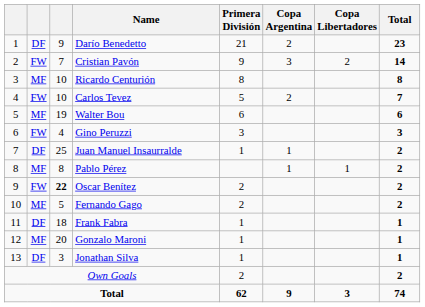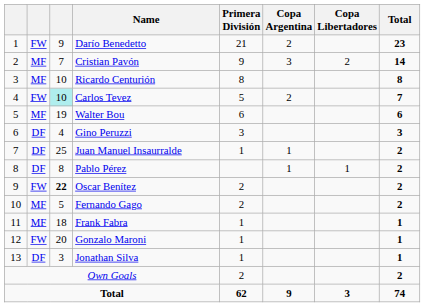(38, 44) DF -> (39, 44) FW
(39, 61) FW -> (38, 61) MF
(61, 97) no background -> (61, 97) paleturquoise background
(39, 133) FW -> (38, 133) DF
(38, 168) MF -> (38, 168) DF
(38, 222) DF -> (38, 222) MF
(38, 239) MF -> (39, 239) FW
